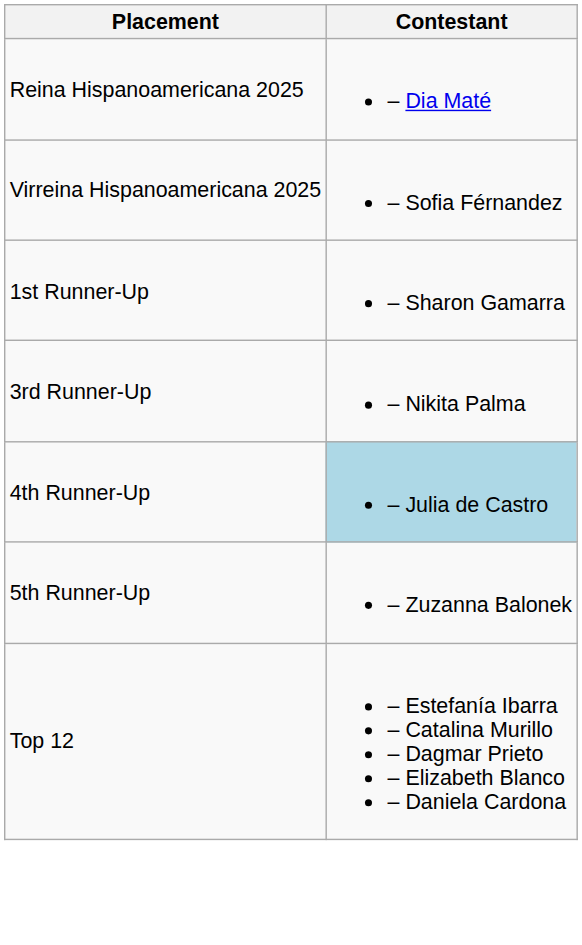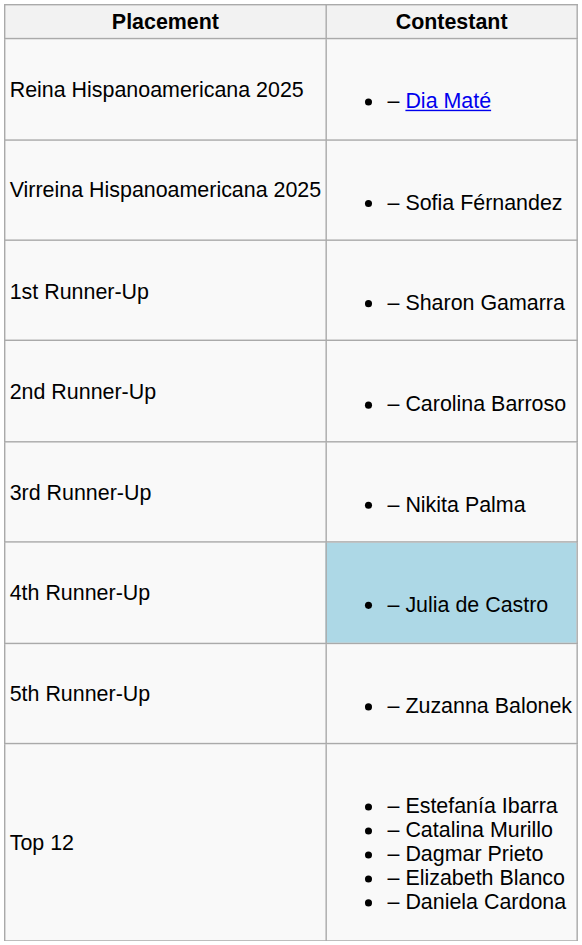+ row: (83, 391)
